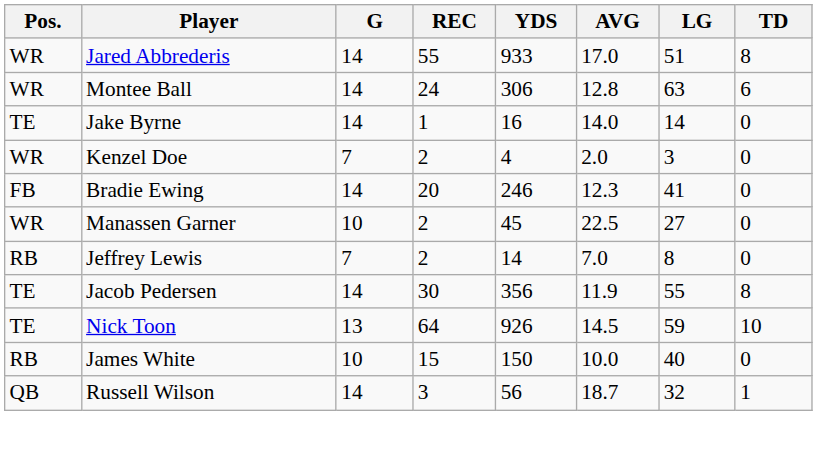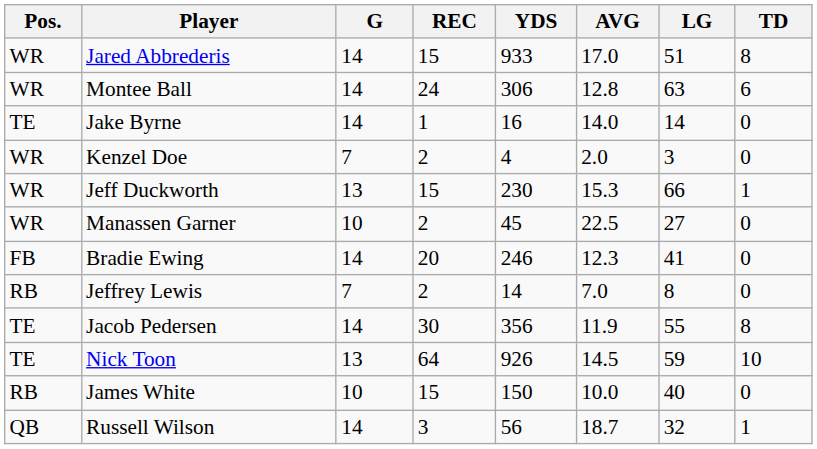(428, 55) 55 -> (428, 55) 15
+ row: (152, 190)
rows swapped: (145, 190) <-> (161, 223)
